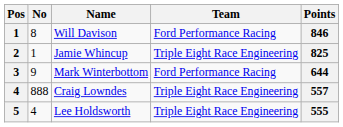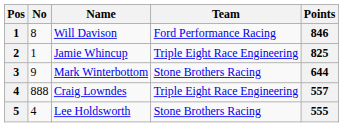(215, 72) Ford Performance Racing -> (207, 72) Stone Brothers Racing
(226, 111) Triple Eight Race Engineering -> (207, 111) Stone Brothers Racing
